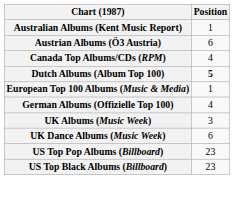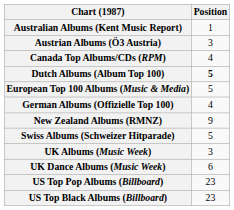(210, 43) 6 -> (210, 43) 3
(210, 89) 1 -> (210, 89) 5
+ row: (98, 120)
+ row: (98, 136)
